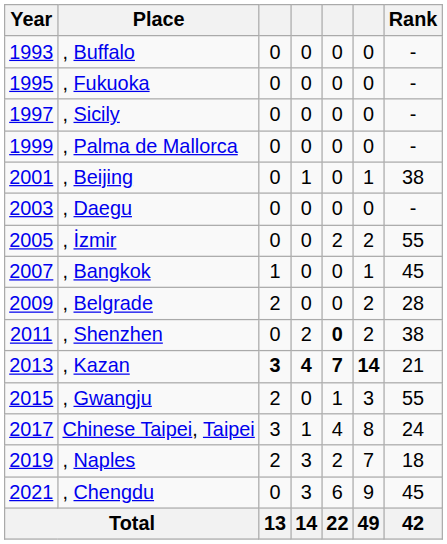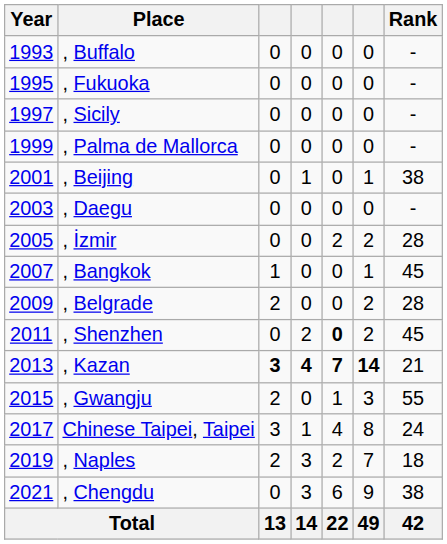(413, 240) 55 -> (413, 240) 28
(413, 334) 38 -> (413, 334) 45
(413, 492) 45 -> (413, 492) 38
